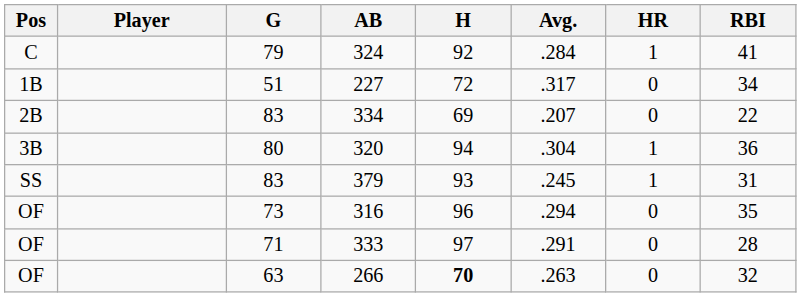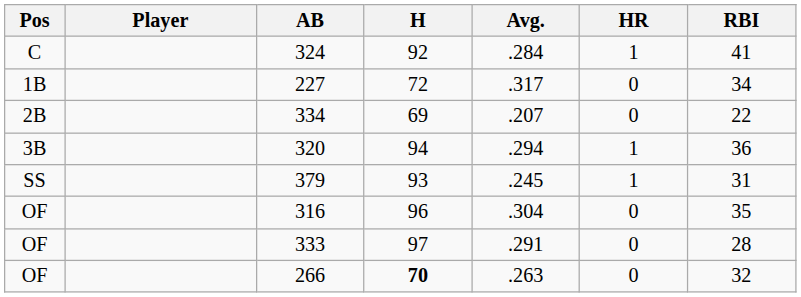- column: (273, 20)
(558, 148) .304 -> (526, 148) .294
(558, 212) .294 -> (526, 212) .304
